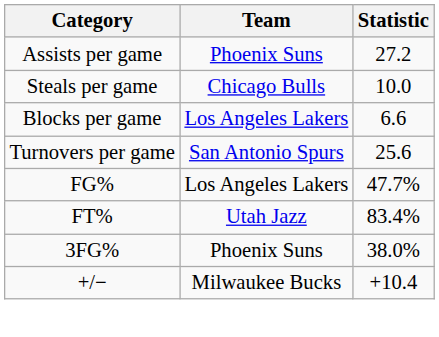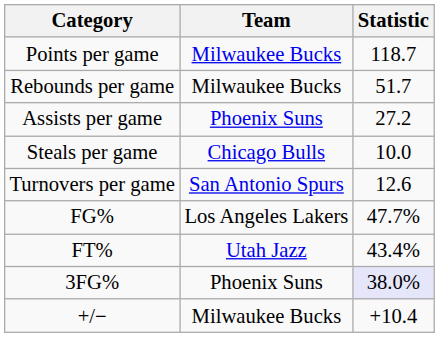+ row: (92, 53)
+ row: (92, 86)
- row: (92, 119)
(393, 151) 25.6 -> (393, 184) 12.6
(393, 217) 83.4% -> (393, 250) 43.4%
(393, 250) no background -> (393, 282) lavender background
